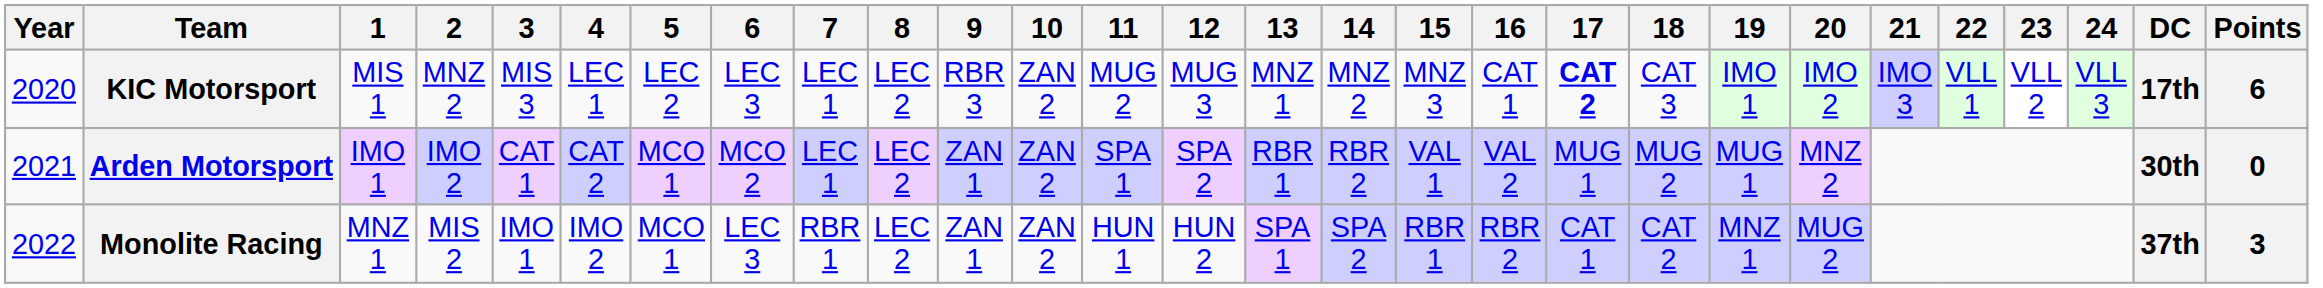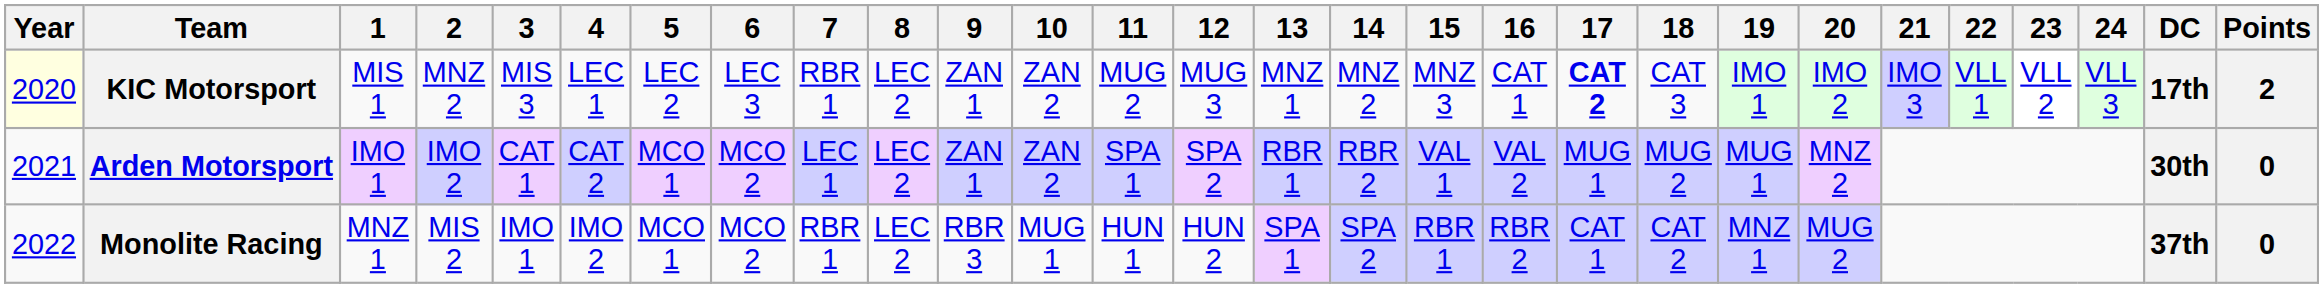(44, 89) no background -> (44, 89) lightyellow background
(830, 89) LEC 1 -> (830, 89) RBR 1
(974, 89) RBR 3 -> (974, 89) ZAN 1
(2257, 89) 6 -> (2267, 89) 2
(752, 243) LEC 3 -> (752, 243) MCO 2
(974, 243) ZAN 1 -> (974, 243) RBR 3
(1047, 243) ZAN 2 -> (1052, 243) MUG 1
(2257, 243) 3 -> (2267, 243) 0
